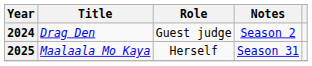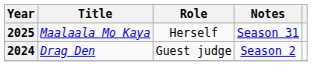rows swapped: (21, 32) <-> (21, 51)
